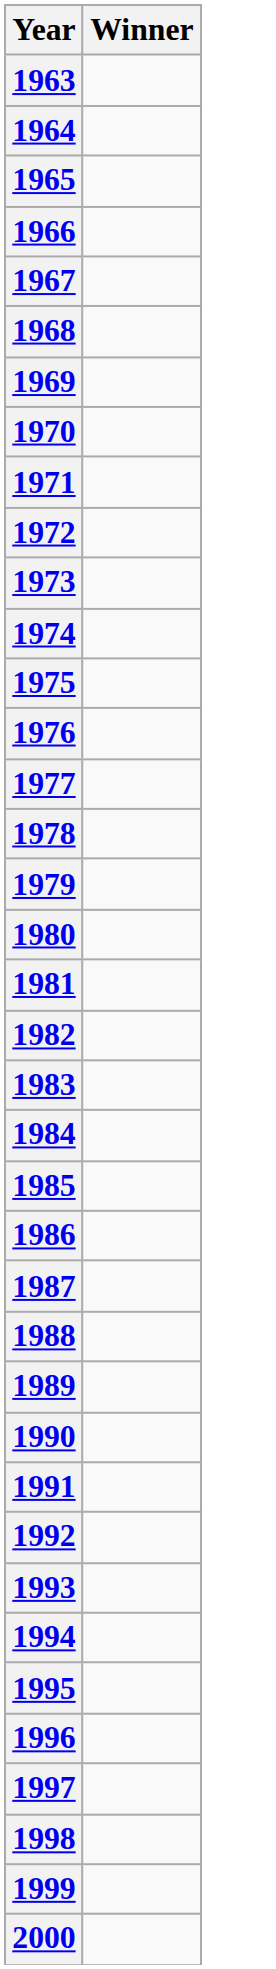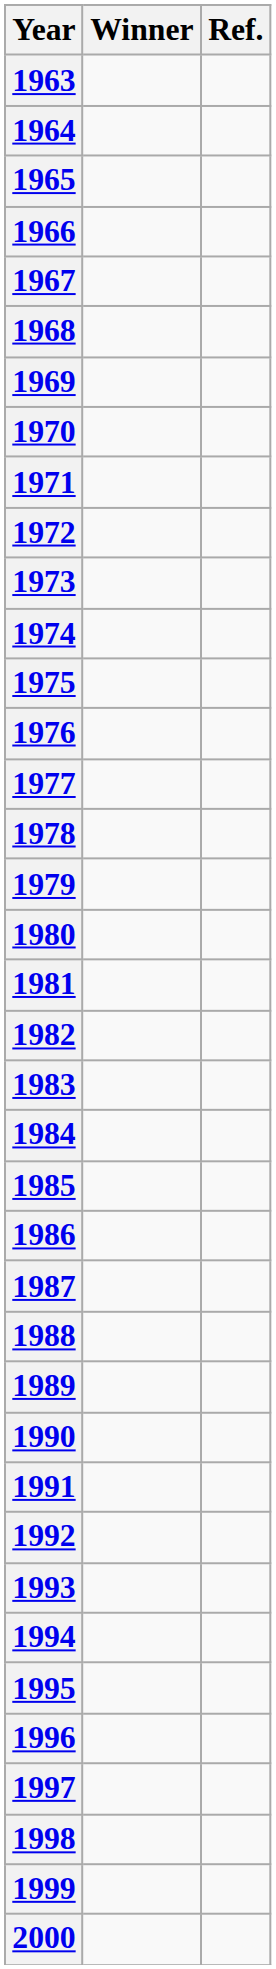+ column: (236, 29)
